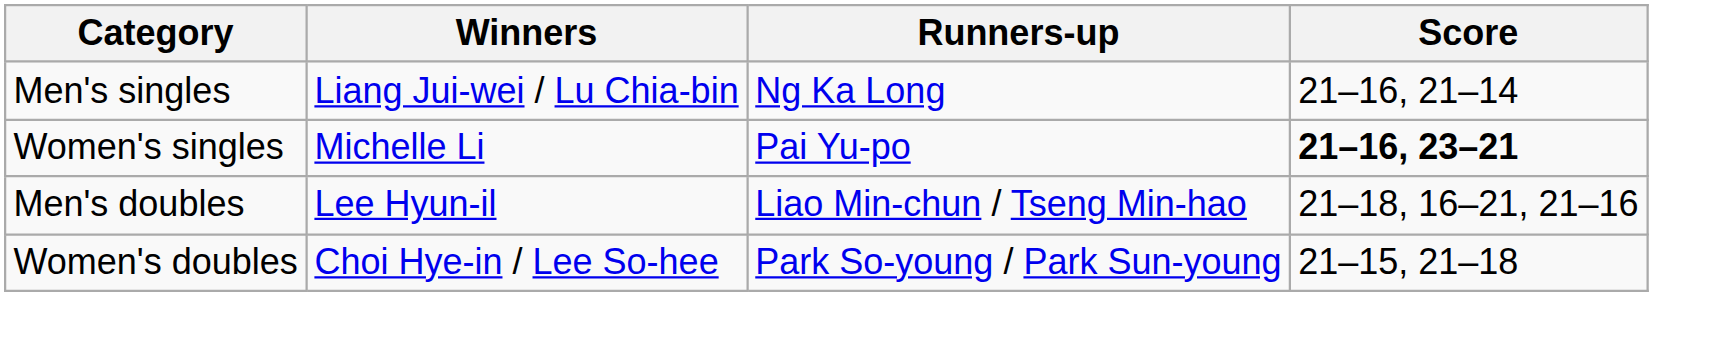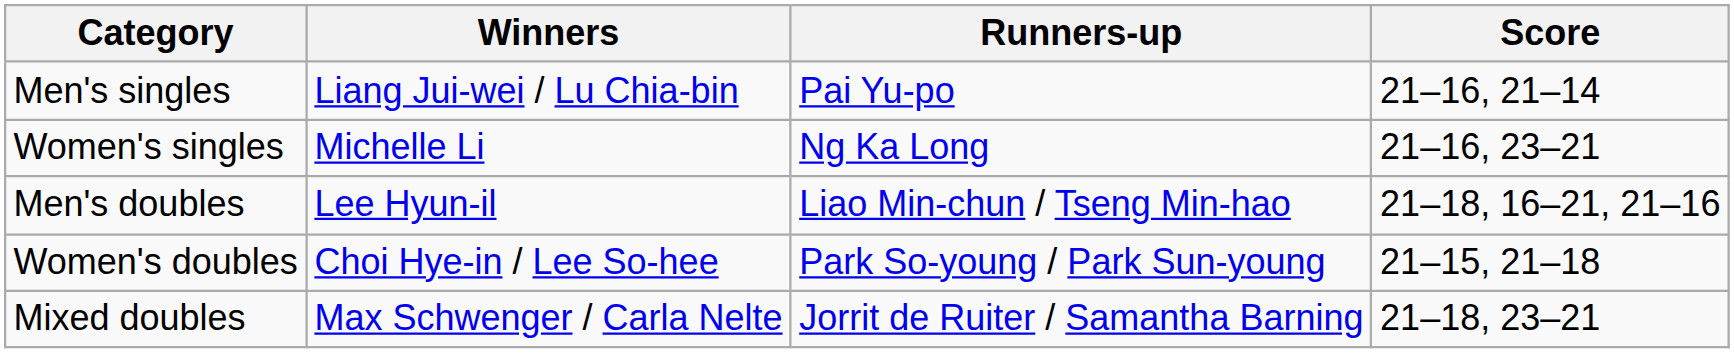(850, 90) Ng Ka Long -> (877, 90) Pai Yu-po
(833, 147) Pai Yu-po -> (894, 147) Ng Ka Long
(1408, 147) bold -> (1490, 147) normal
+ row: (129, 318)
